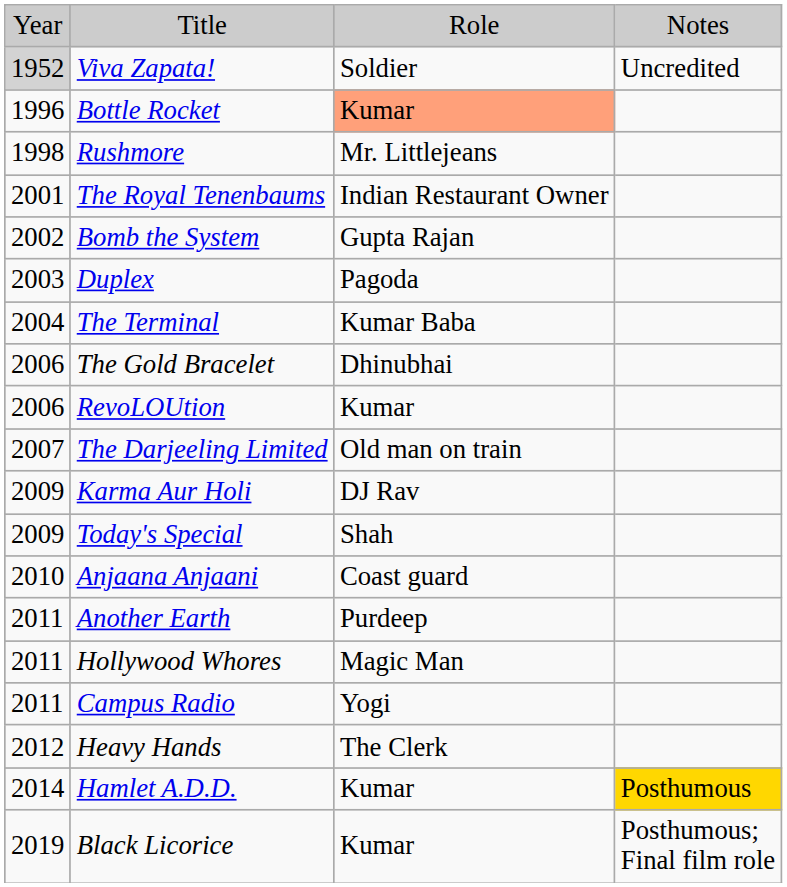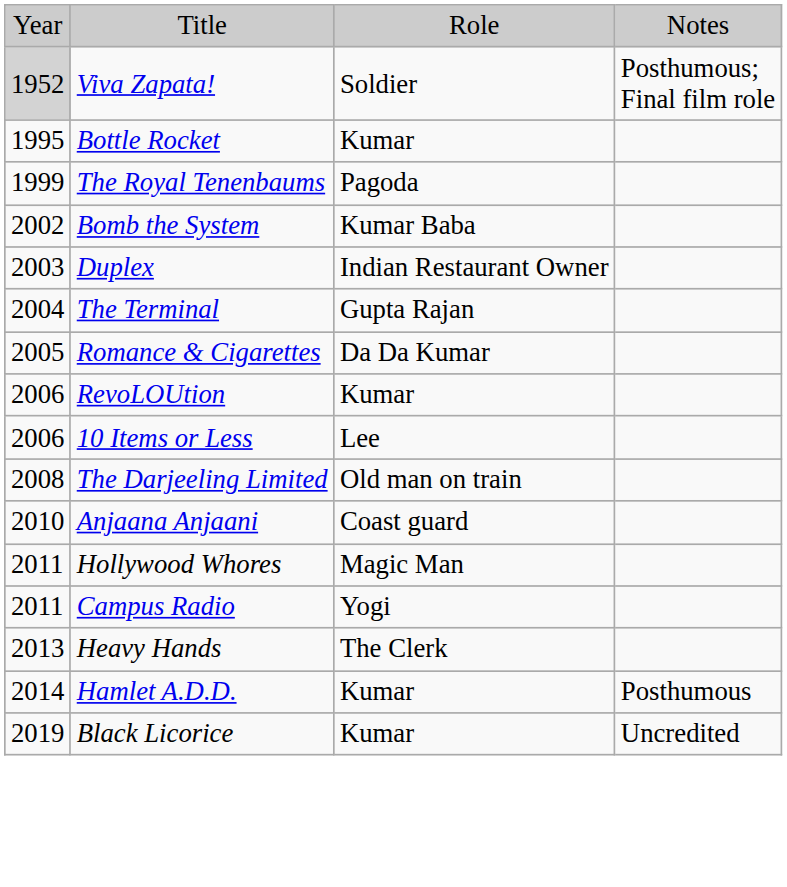(680, 68) Uncredited -> (698, 83) Posthumous; Final film role
(38, 110) 1996 -> (38, 140) 1995
(377, 110) lightsalmon background -> (377, 140) no background
- row: (130, 152)
(38, 195) 2001 -> (38, 182) 1999
(474, 195) Indian Restaurant Owner -> (379, 182) Pagoda
(407, 237) Gupta Rajan -> (408, 225) Kumar Baba
(379, 279) Pagoda -> (474, 267) Indian Restaurant Owner
(408, 322) Kumar Baba -> (407, 310) Gupta Rajan
+ row: (199, 352)
- row: (175, 364)
+ row: (165, 437)
(38, 449) 2007 -> (38, 479) 2008
- row: (164, 491)
- row: (160, 534)
- row: (154, 618)
(38, 746) 2012 -> (38, 649) 2013
(686, 788) gold background -> (686, 691) no background
(698, 845) Posthumous; Final film role -> (680, 733) Uncredited
